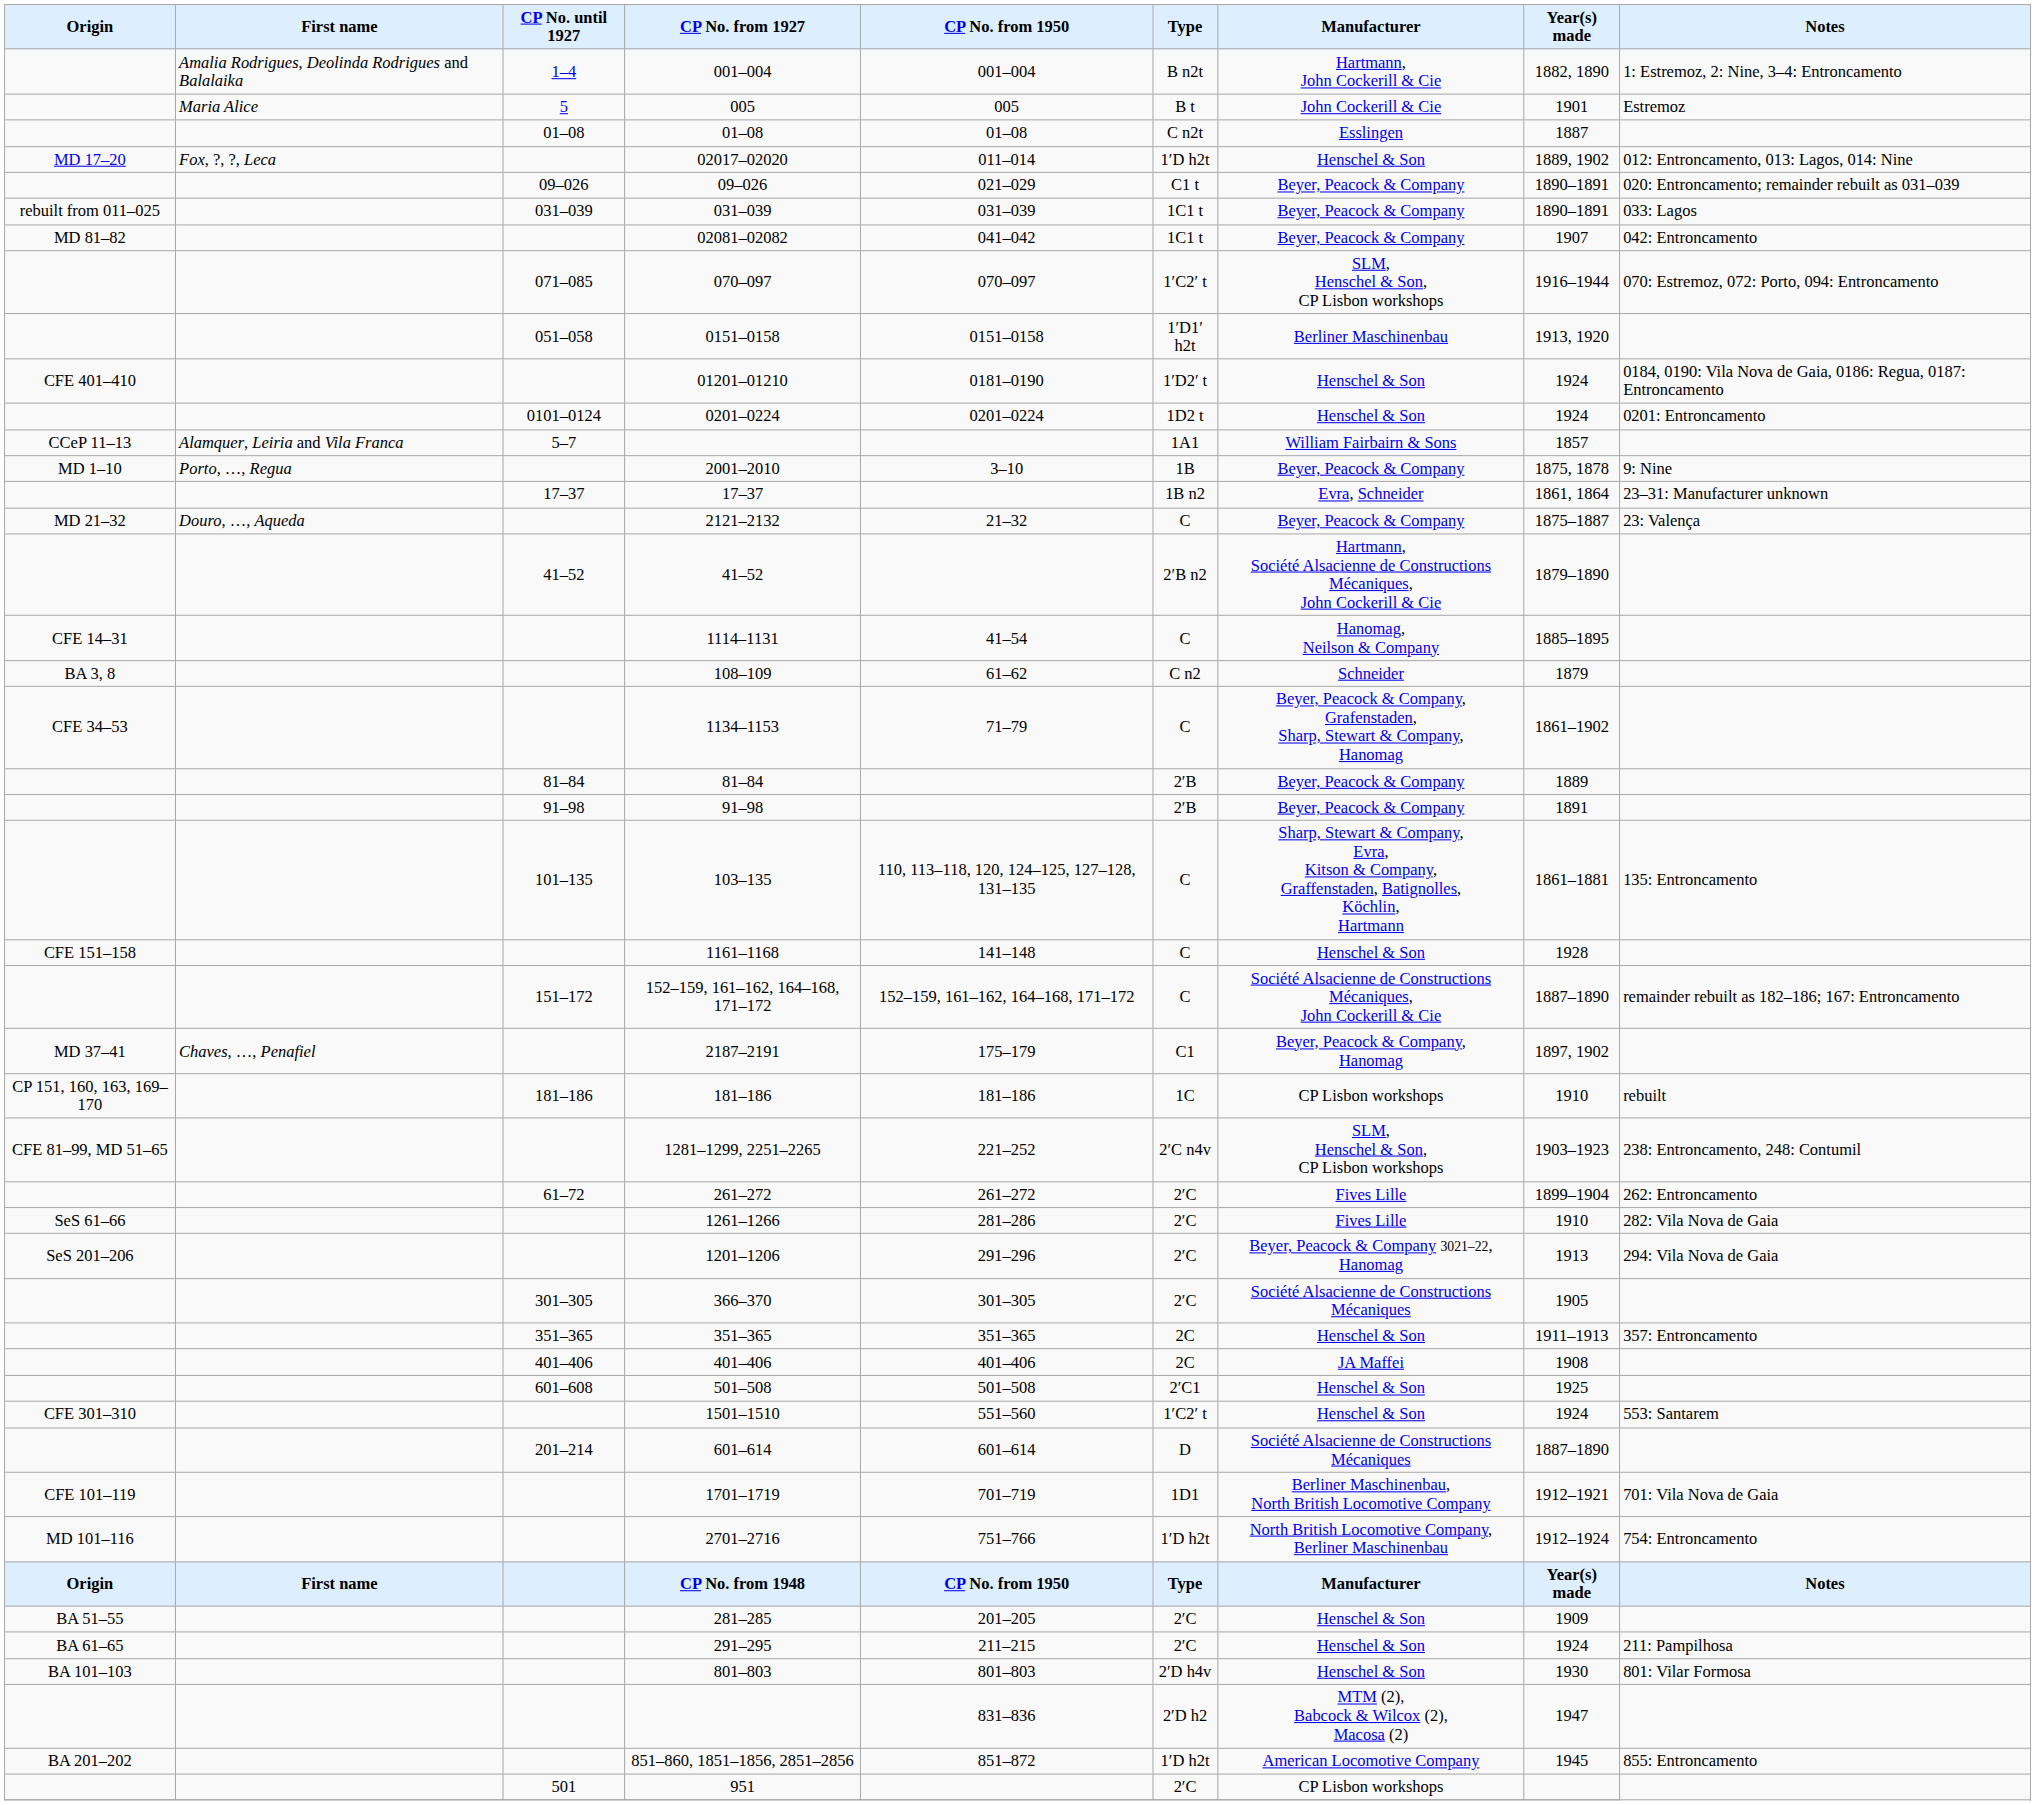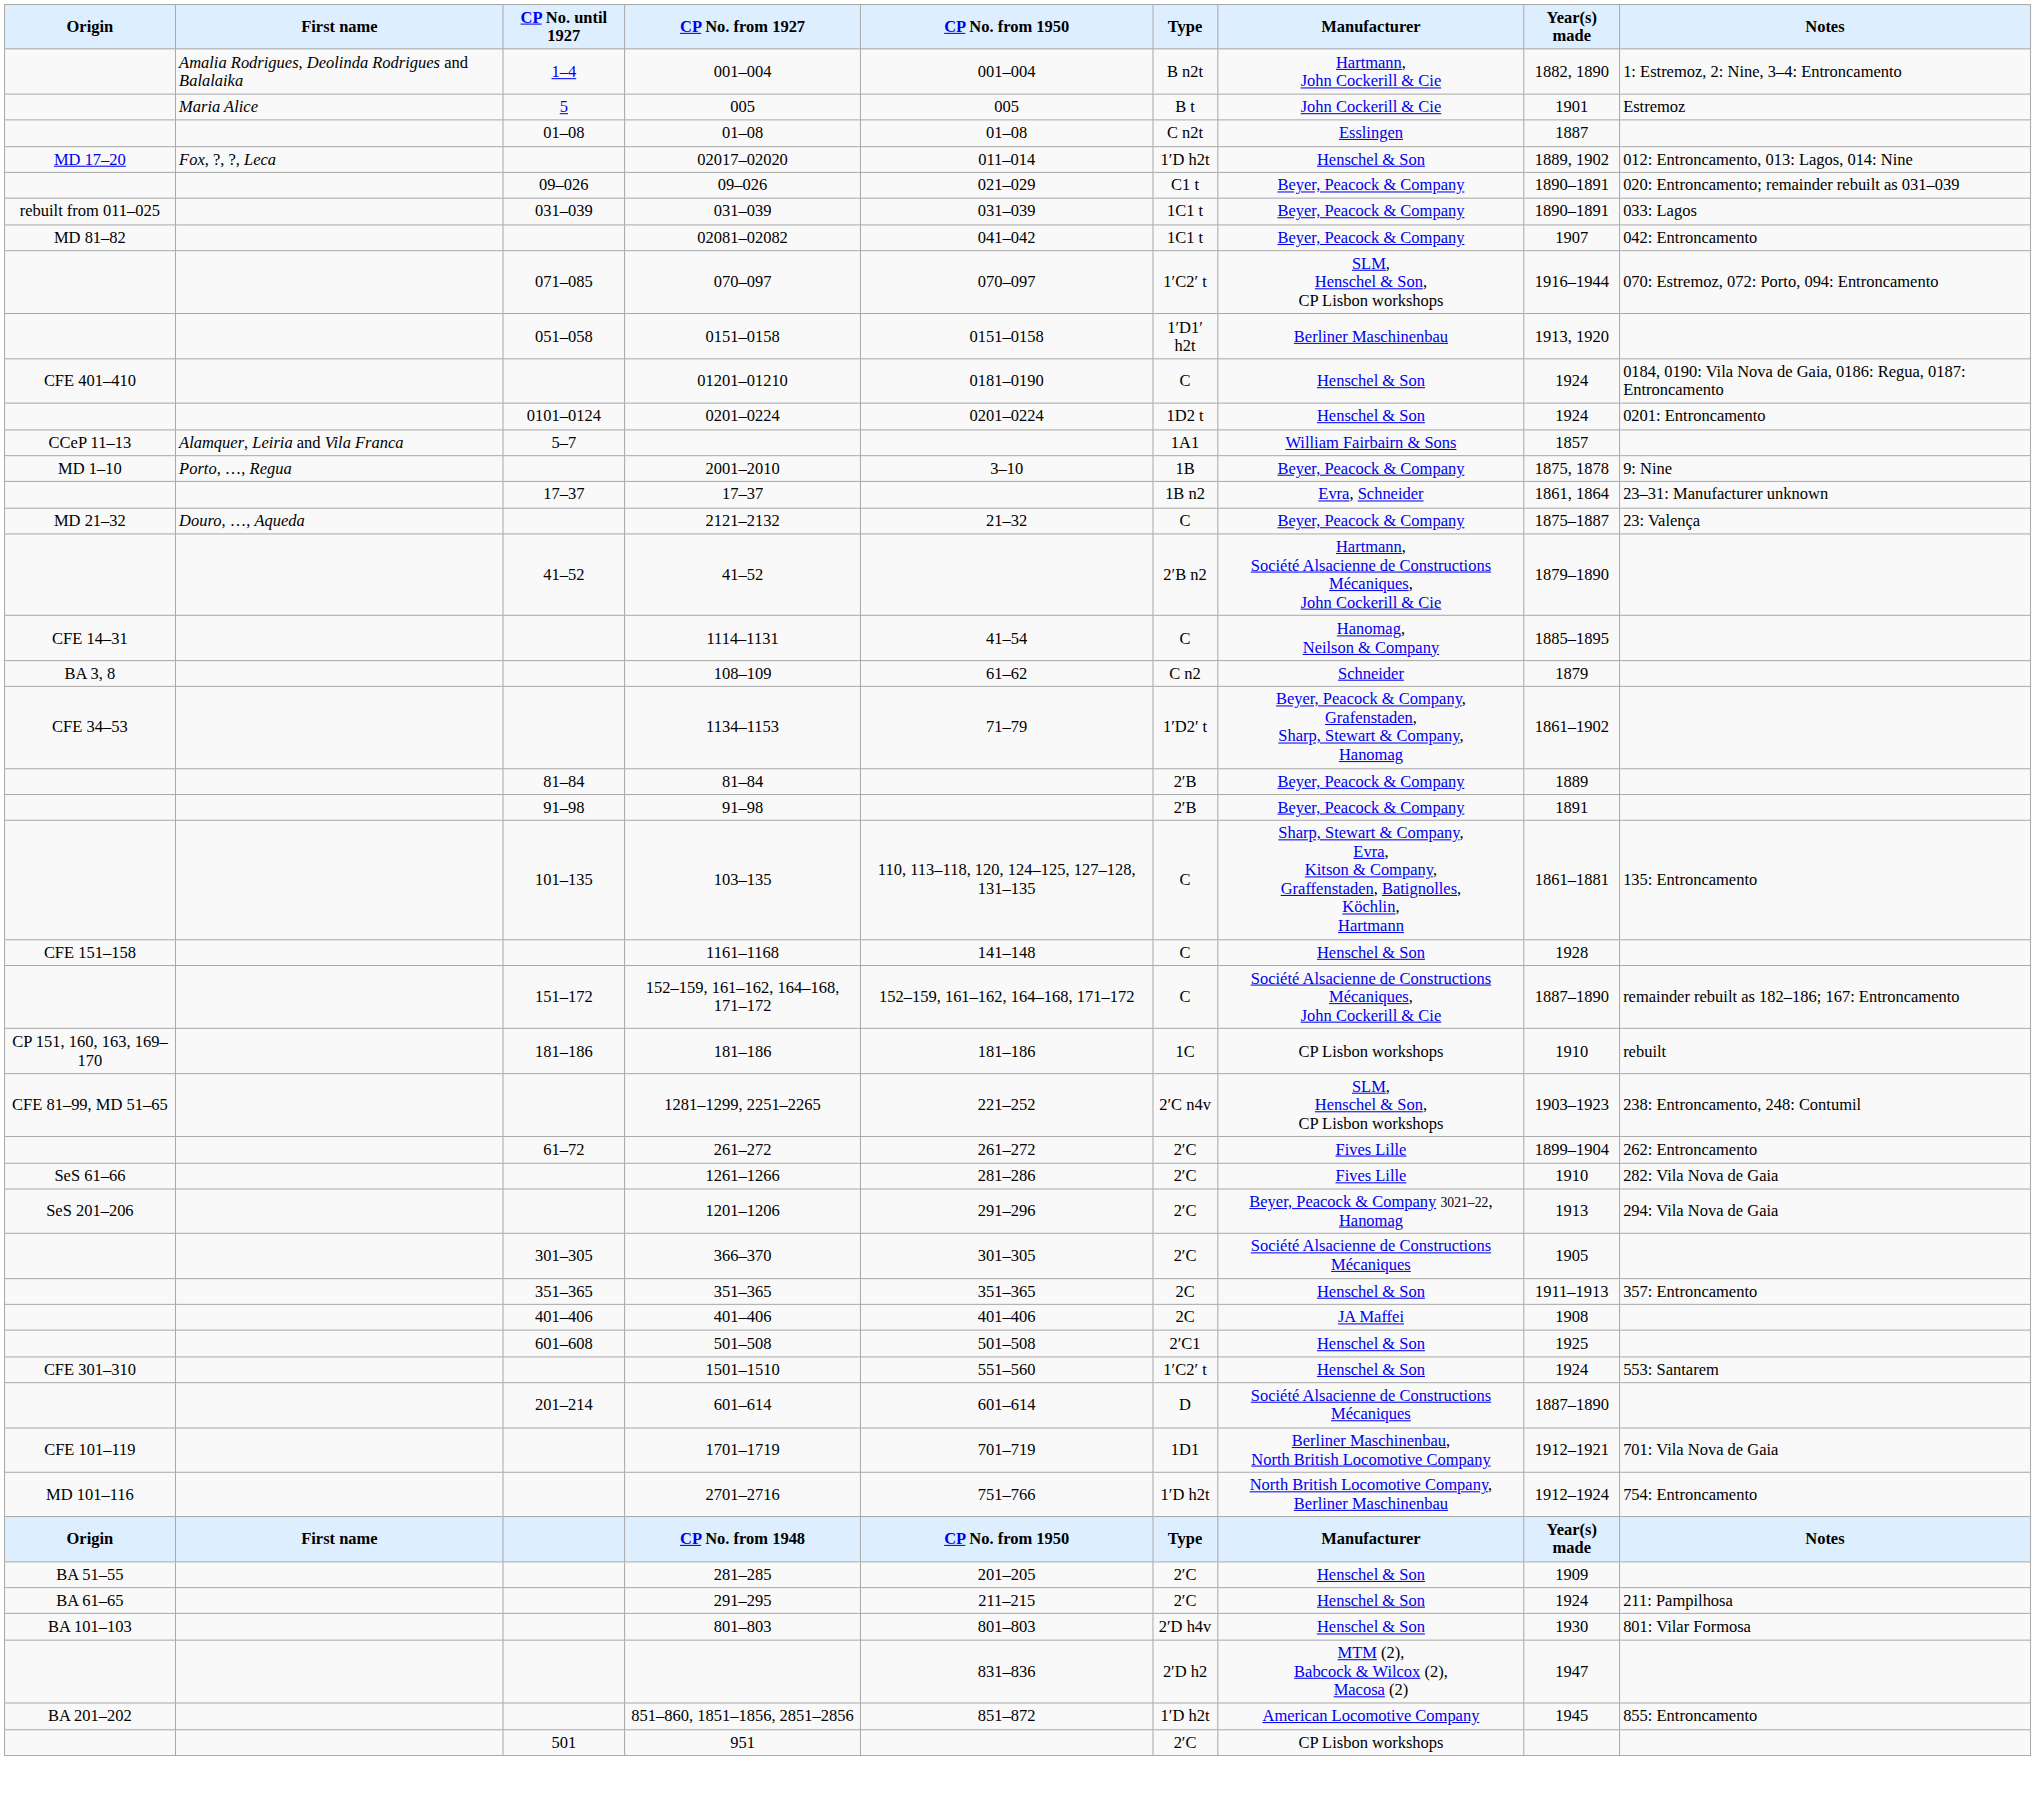(1185, 380) 1′D2′ t -> (1185, 380) C
(1185, 727) C -> (1185, 727) 1′D2′ t
- row: (90, 1051)
